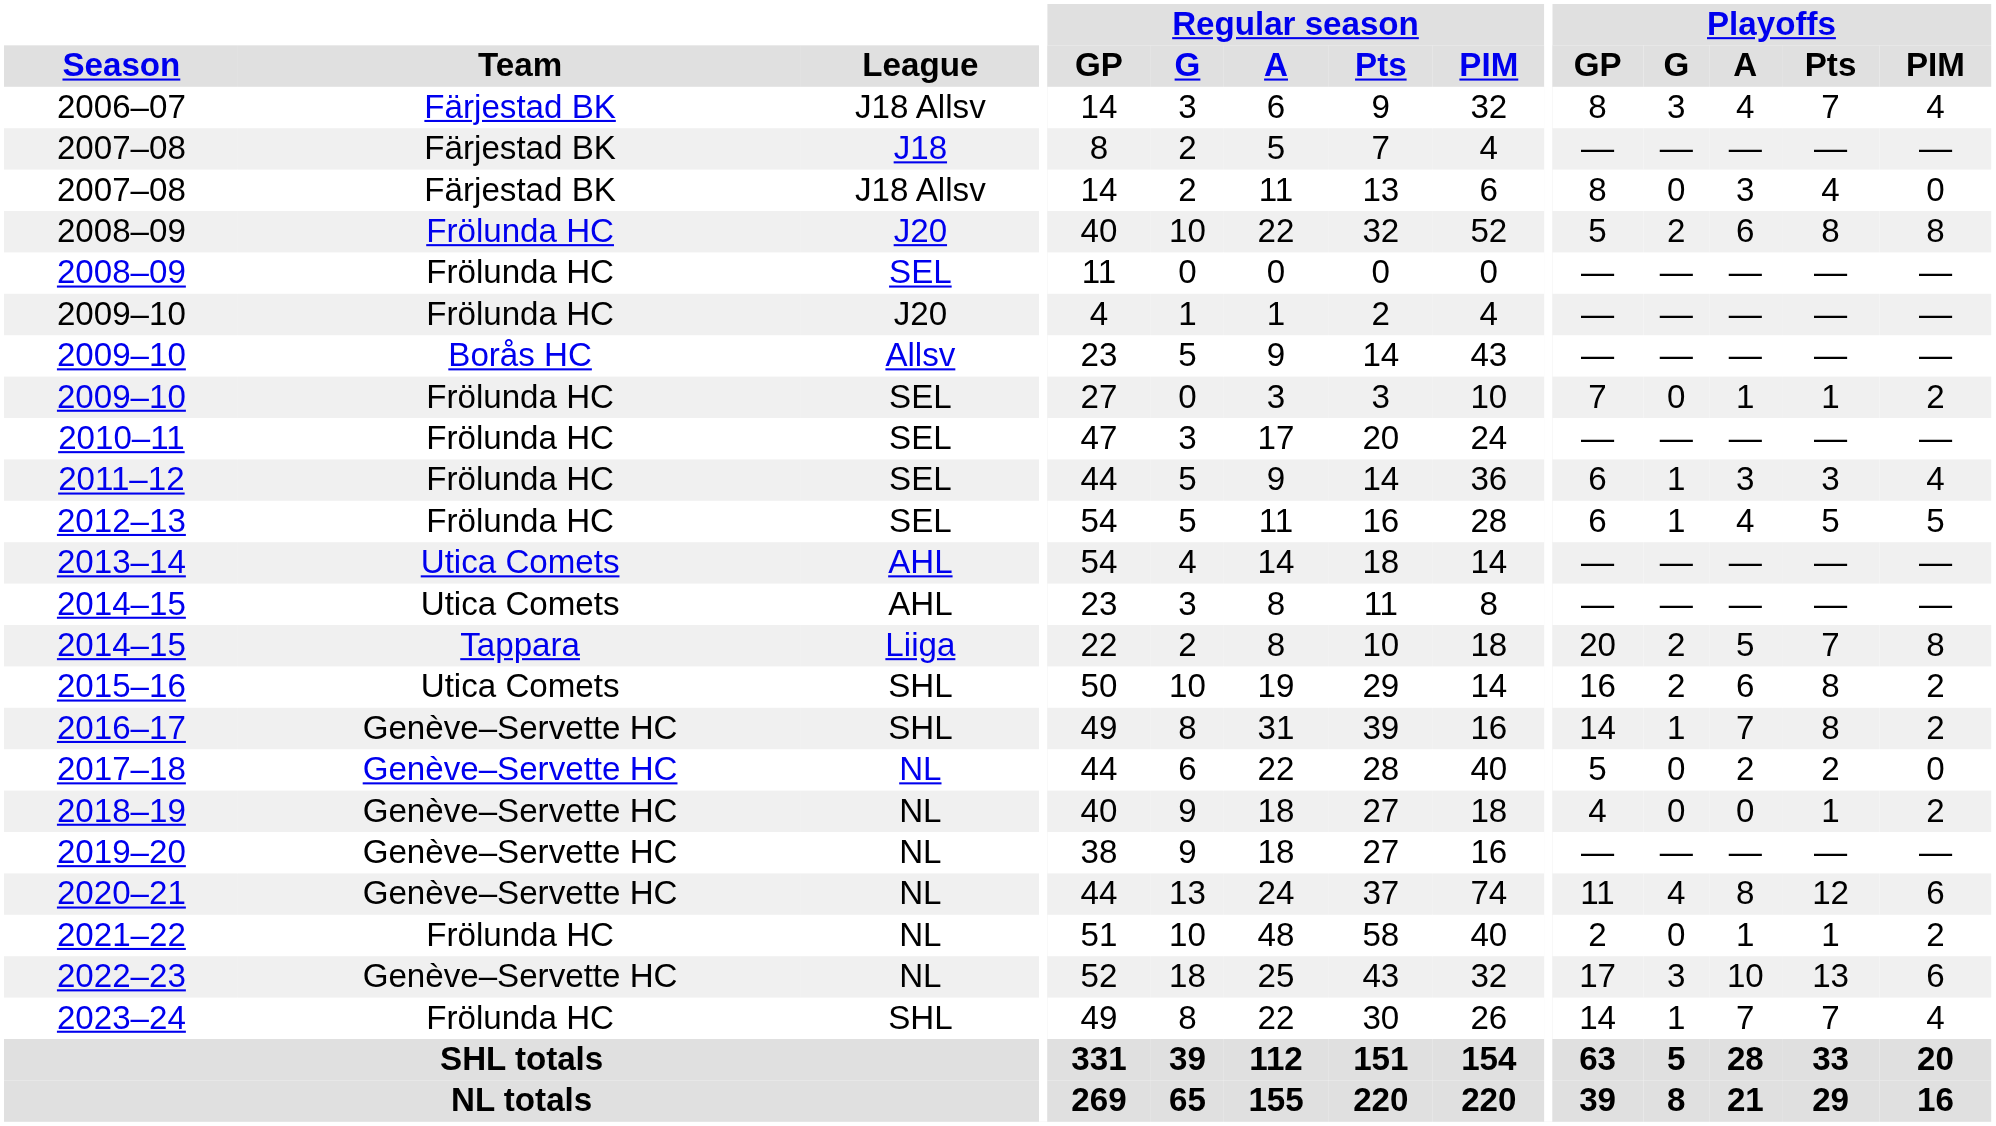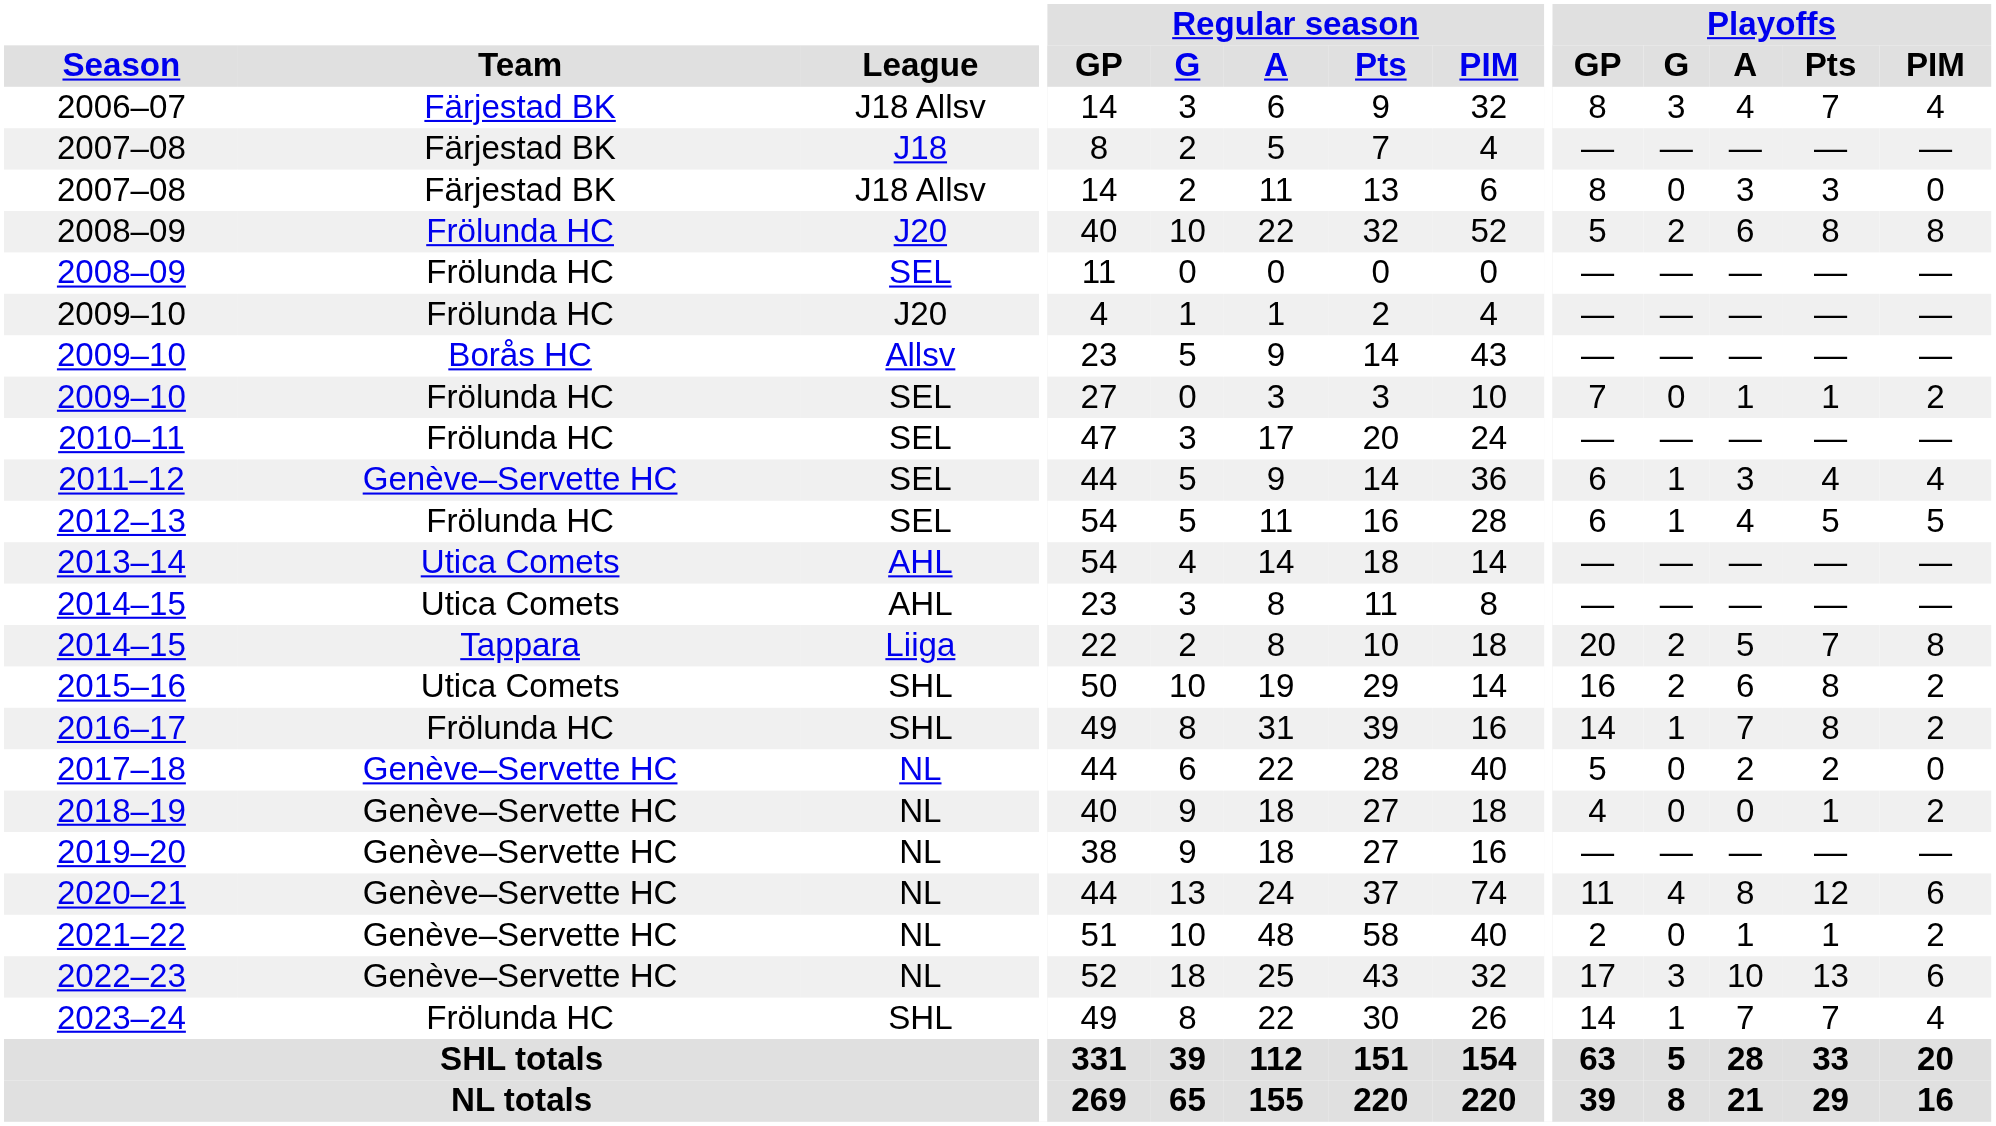(1831, 189) 4 -> (1831, 189) 3
(520, 479) Frölunda HC -> (520, 479) Genève–Servette HC
(1831, 479) 3 -> (1831, 479) 4
(520, 727) Genève–Servette HC -> (520, 727) Frölunda HC
(520, 934) Frölunda HC -> (520, 934) Genève–Servette HC
